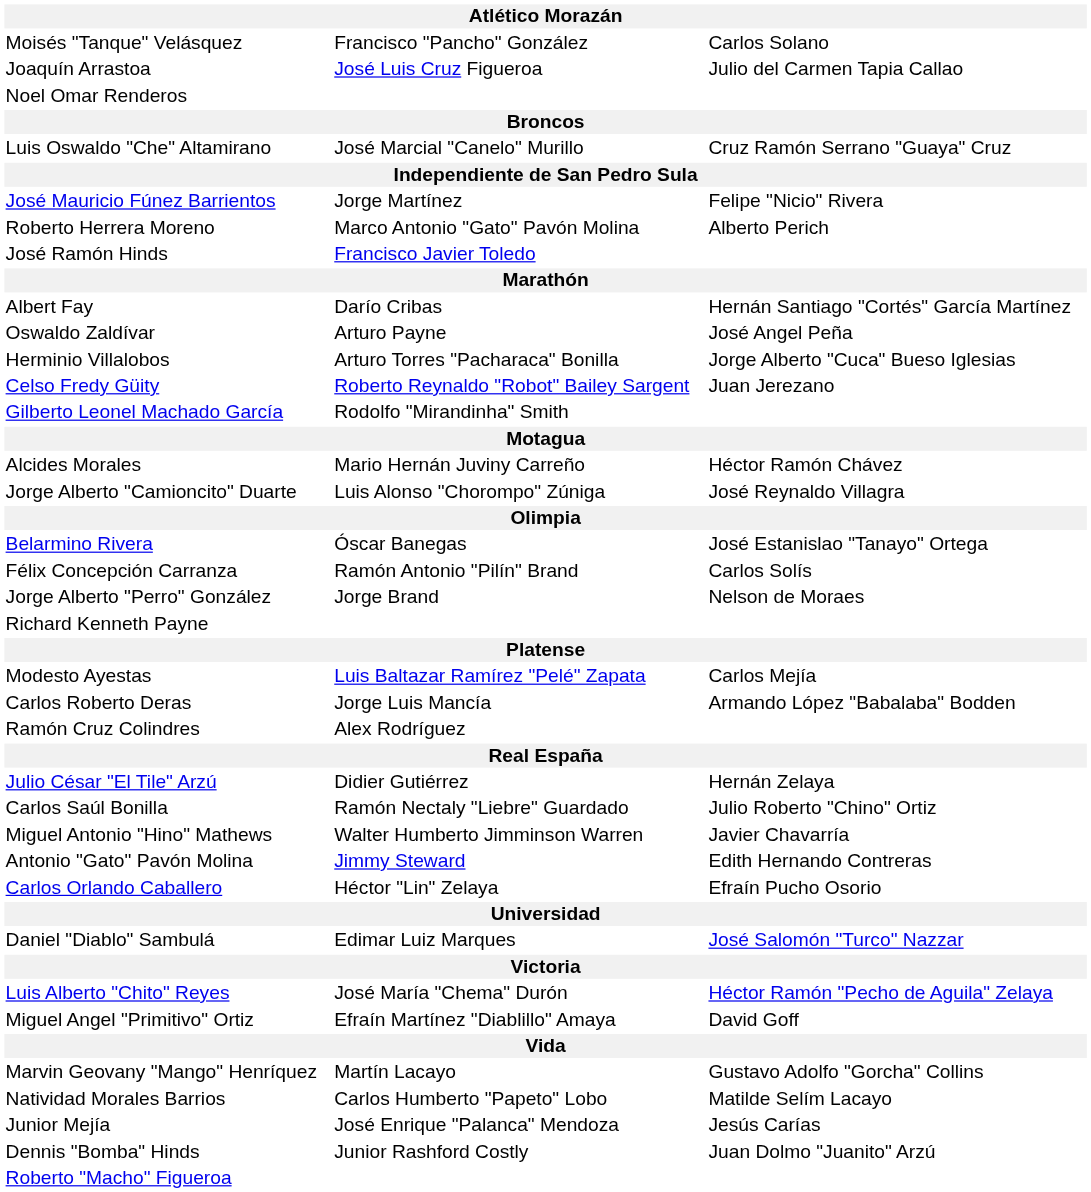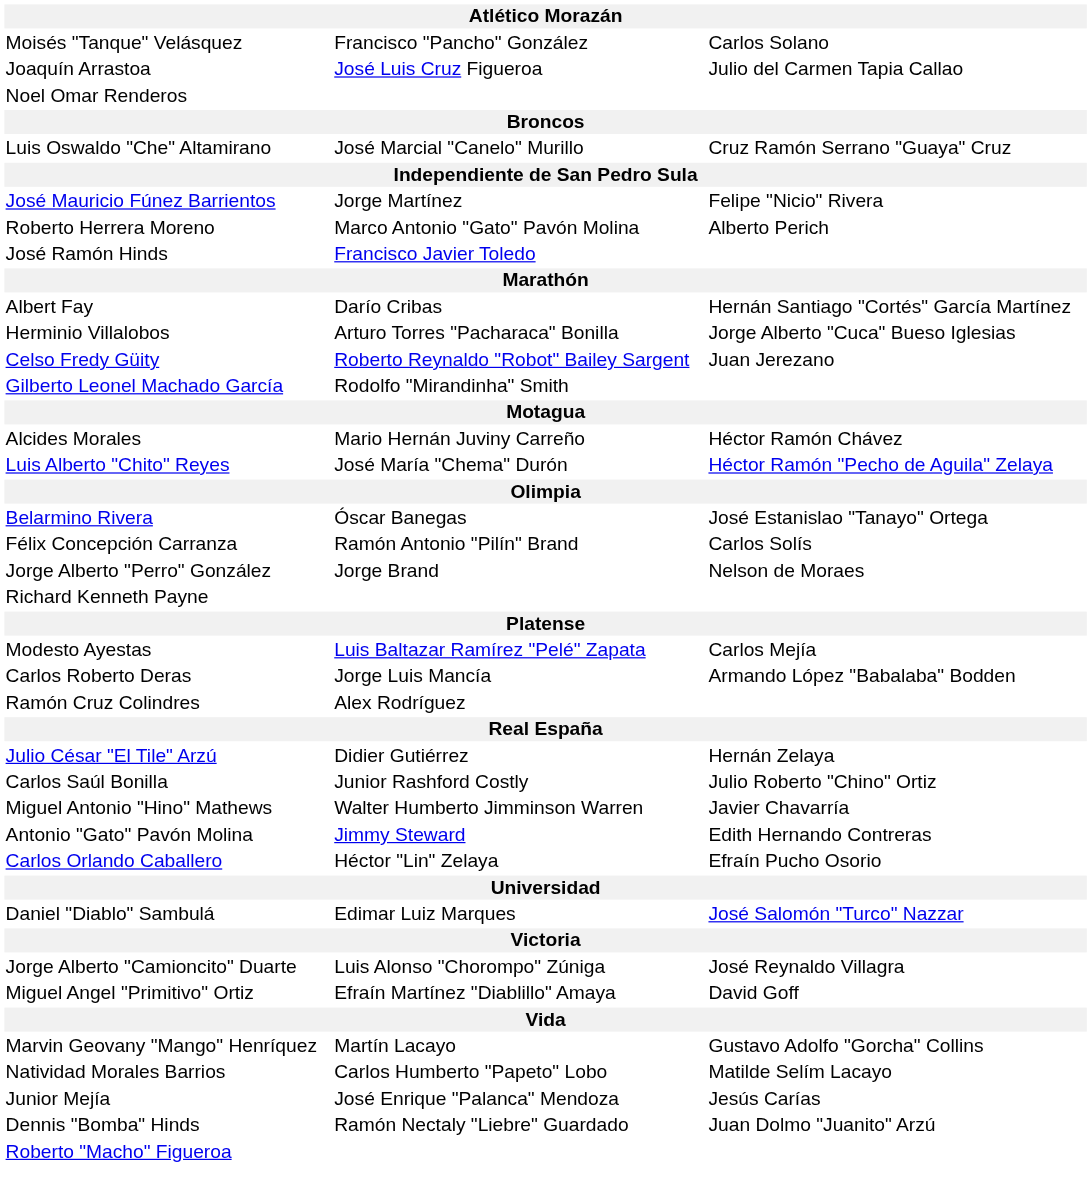- row: (80, 333)
rows swapped: (118, 993) <-> (151, 491)
(481, 808) Ramón Nectaly "Liebre" Guardado -> (431, 781) Junior Rashford Costly
(431, 1151) Junior Rashford Costly -> (481, 1125) Ramón Nectaly "Liebre" Guardado
